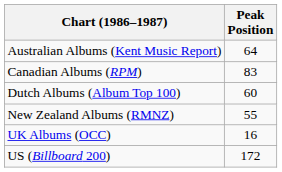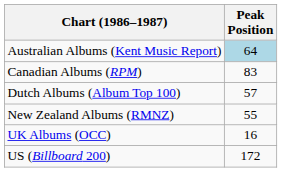(250, 51) no background -> (250, 51) lightblue background
(250, 93) 60 -> (250, 93) 57
